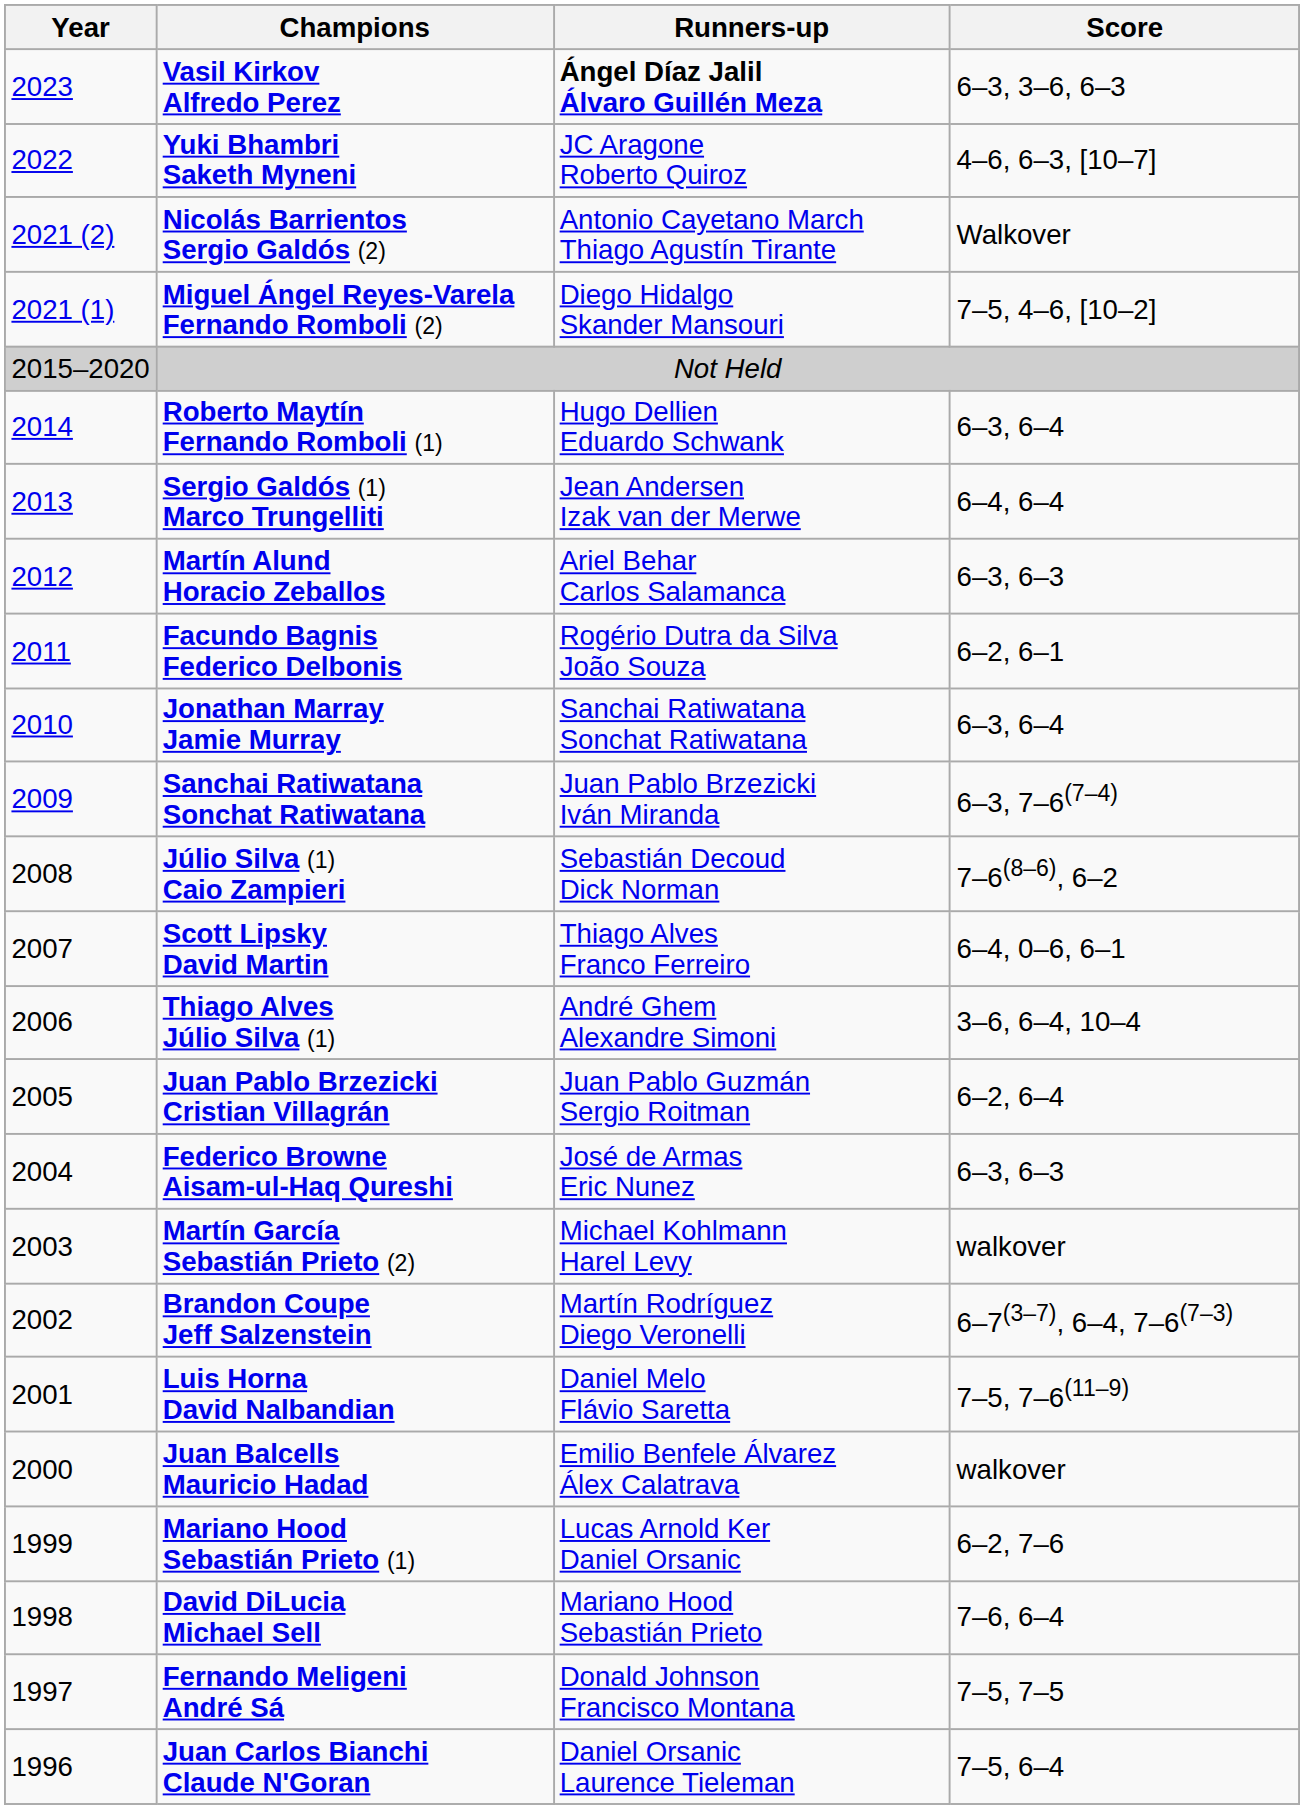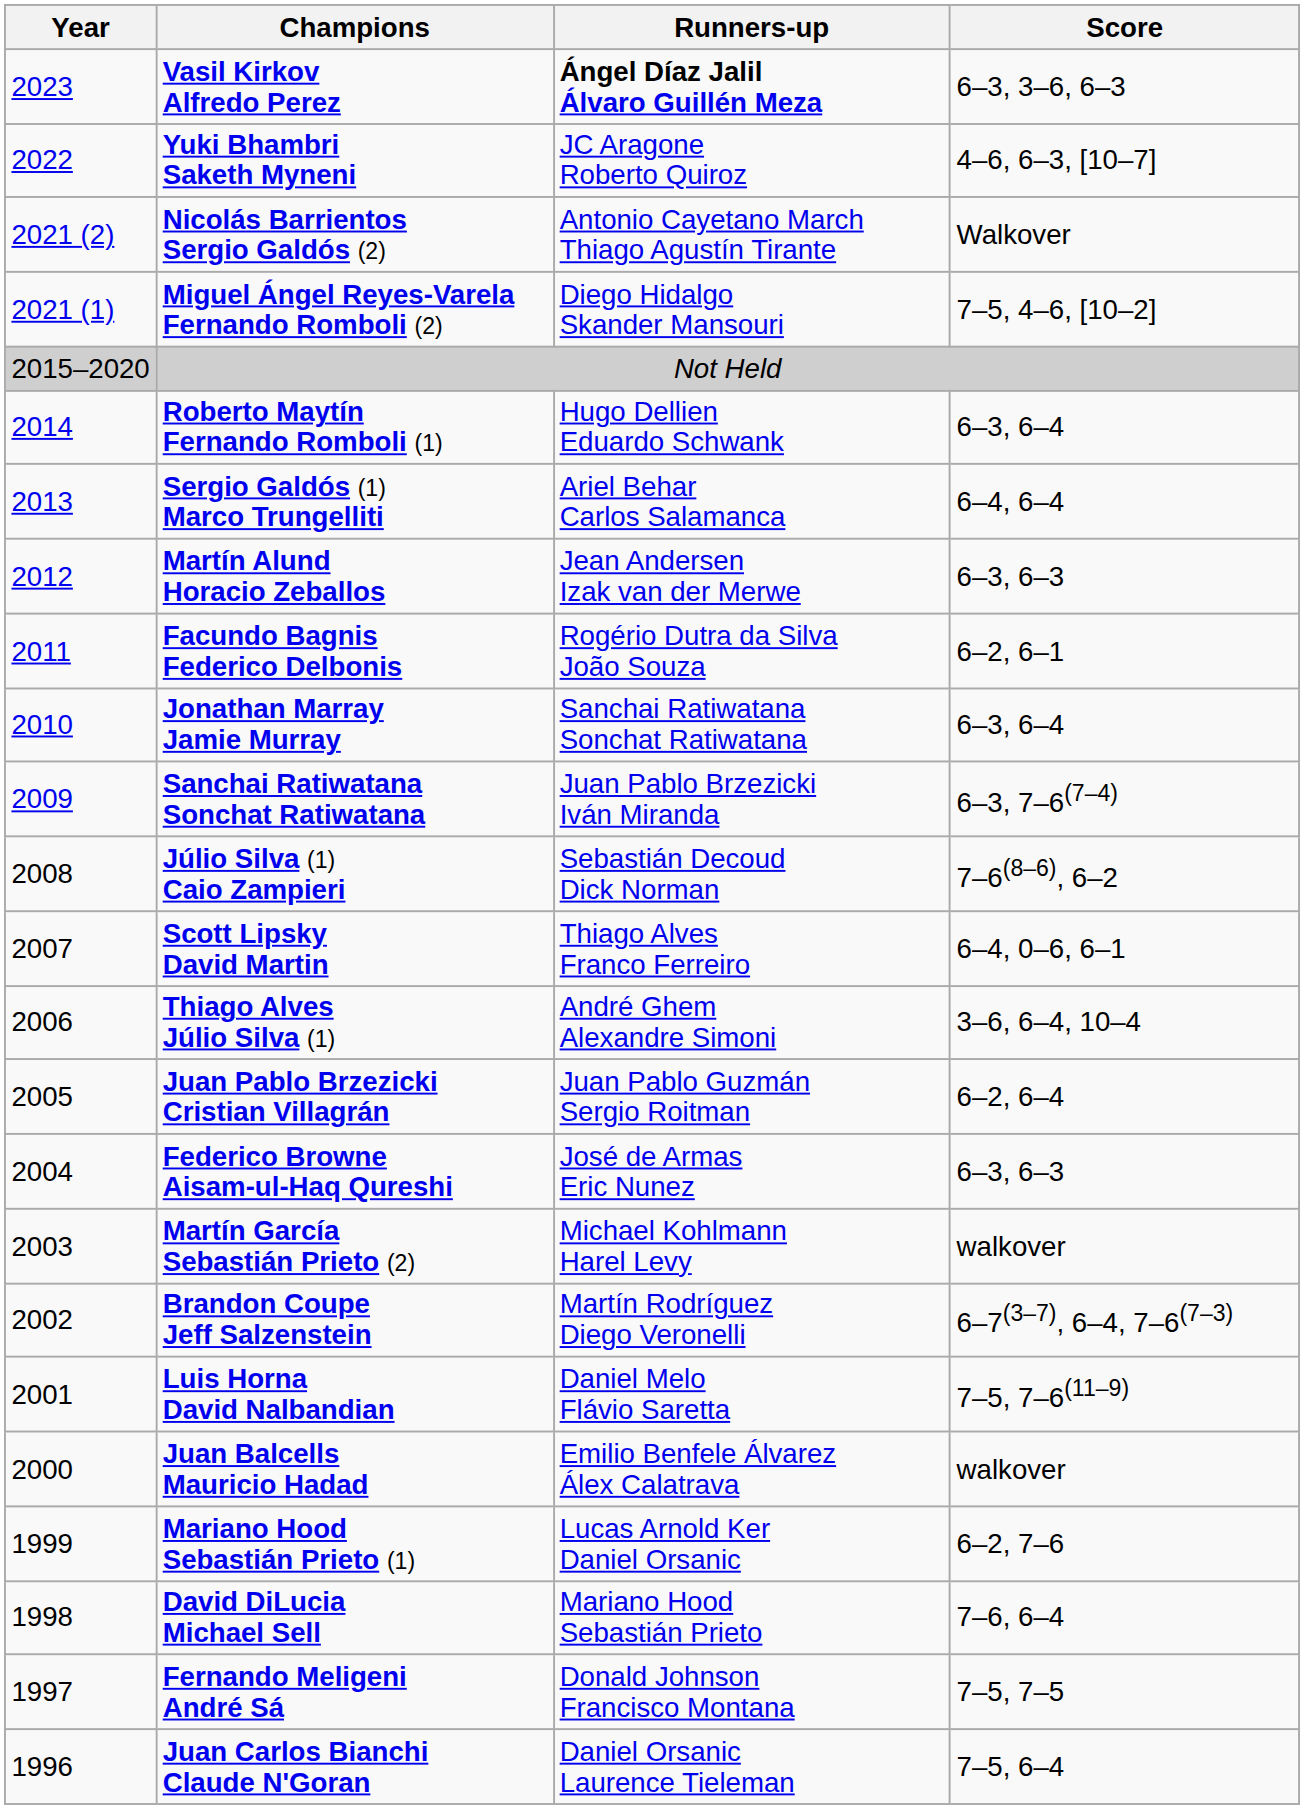(680, 502) Jean Andersen Izak van der Merwe -> (673, 502) Ariel Behar Carlos Salamanca
(673, 576) Ariel Behar Carlos Salamanca -> (680, 576) Jean Andersen Izak van der Merwe
